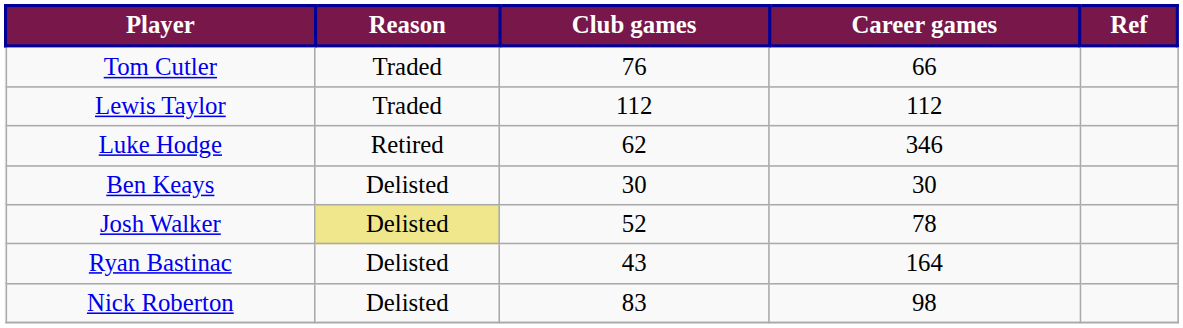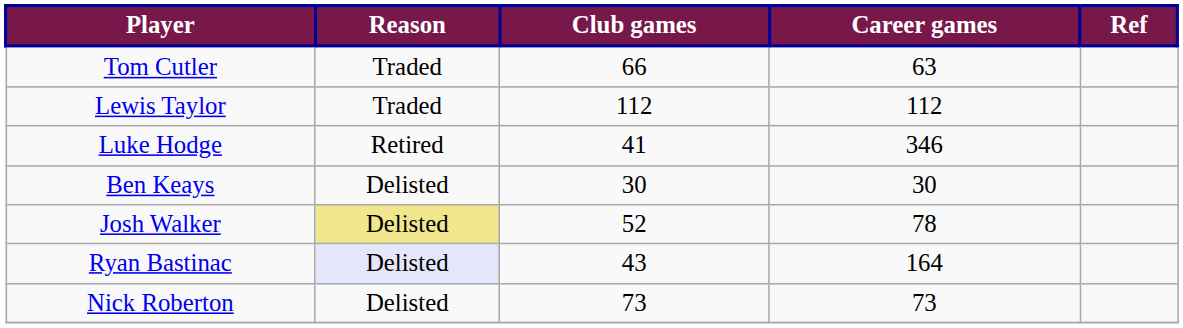(634, 66) 76 -> (634, 66) 66
(924, 66) 66 -> (924, 66) 63
(634, 145) 62 -> (634, 145) 41
(407, 263) no background -> (407, 263) lavender background
(634, 302) 83 -> (634, 302) 73
(924, 302) 98 -> (924, 302) 73
